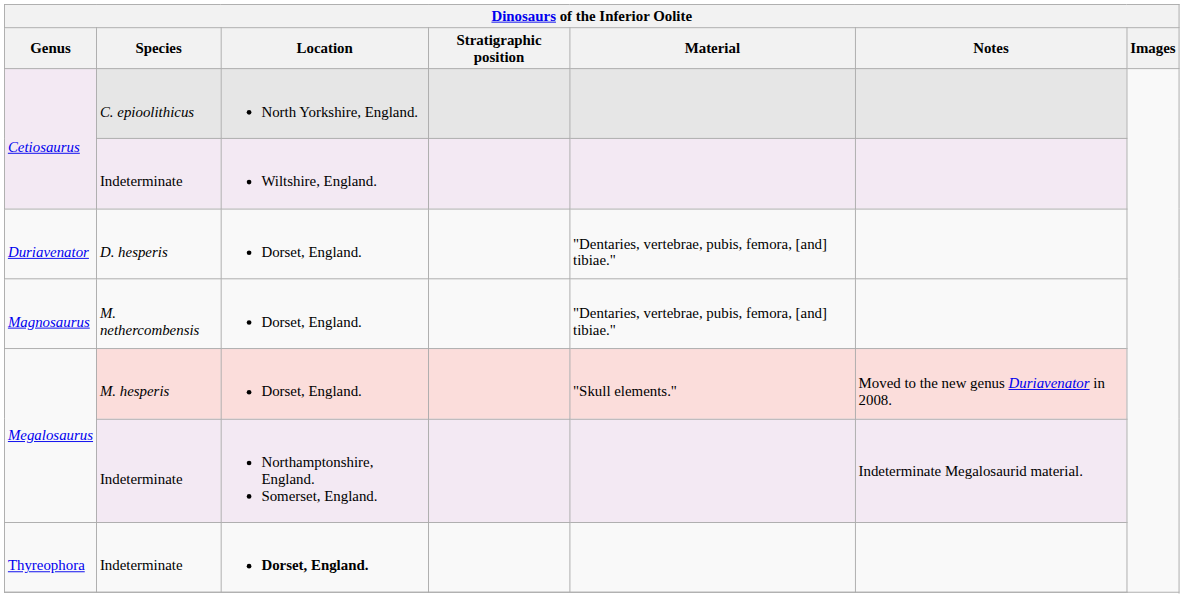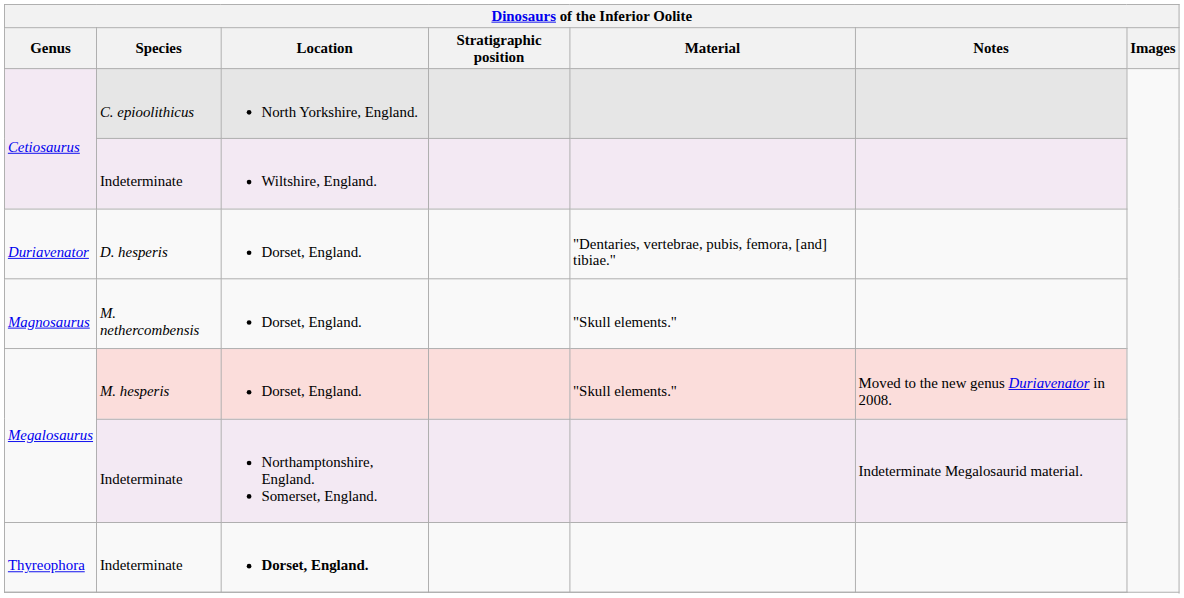(700, 322) "Dentaries, vertebrae, pubis, femora, [and] tibiae." -> (625, 322) "Skull elements."
